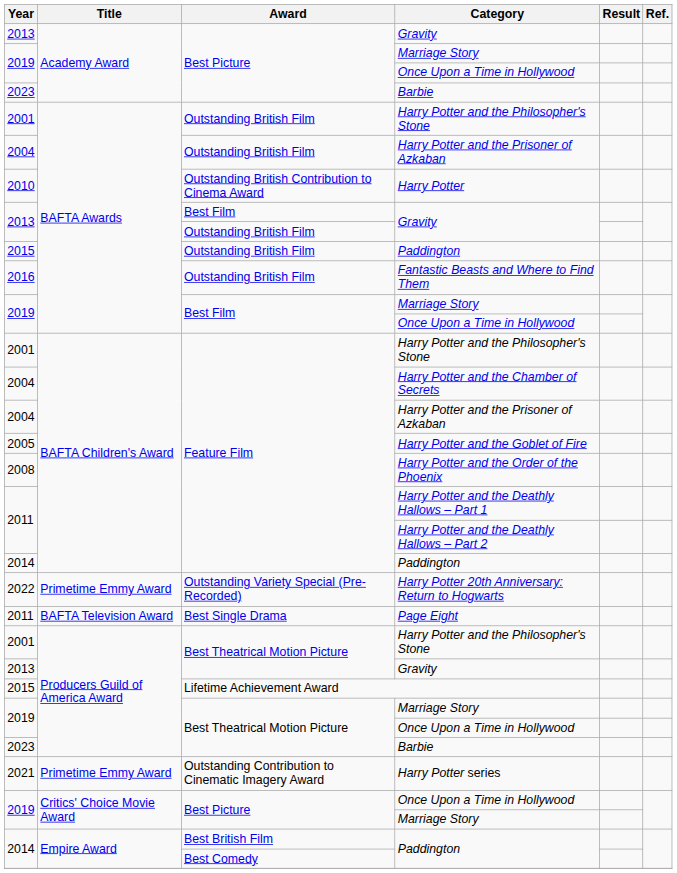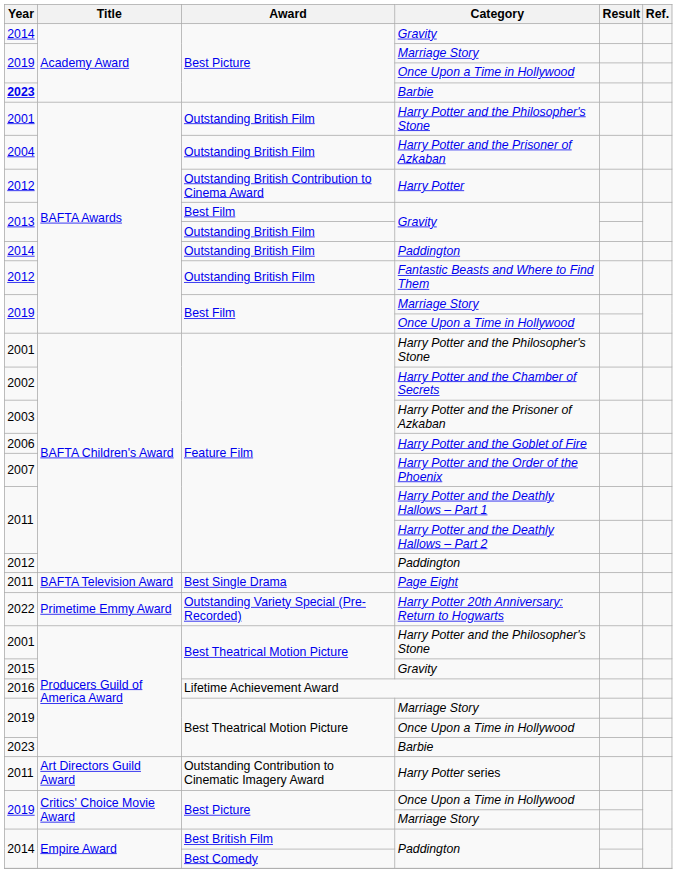(21, 33) 2013 -> (21, 33) 2014
(21, 92) normal -> (21, 92) bold
(21, 185) 2010 -> (21, 185) 2012
(21, 251) 2015 -> (21, 251) 2014
(21, 277) 2016 -> (21, 277) 2012
(21, 383) 2004 -> (21, 383) 2002
(21, 416) 2004 -> (21, 416) 2003
(21, 443) 2005 -> (21, 443) 2006
(21, 469) 2008 -> (21, 469) 2007
(21, 563) 2014 -> (21, 563) 2012
rows swapped: (235, 616) <-> (275, 589)
(21, 669) 2013 -> (21, 669) 2015
(21, 688) 2015 -> (21, 688) 2016
(21, 773) 2021 -> (20, 773) 2011
(106, 773) Primetime Emmy Award -> (91, 773) Art Directors Guild Award
